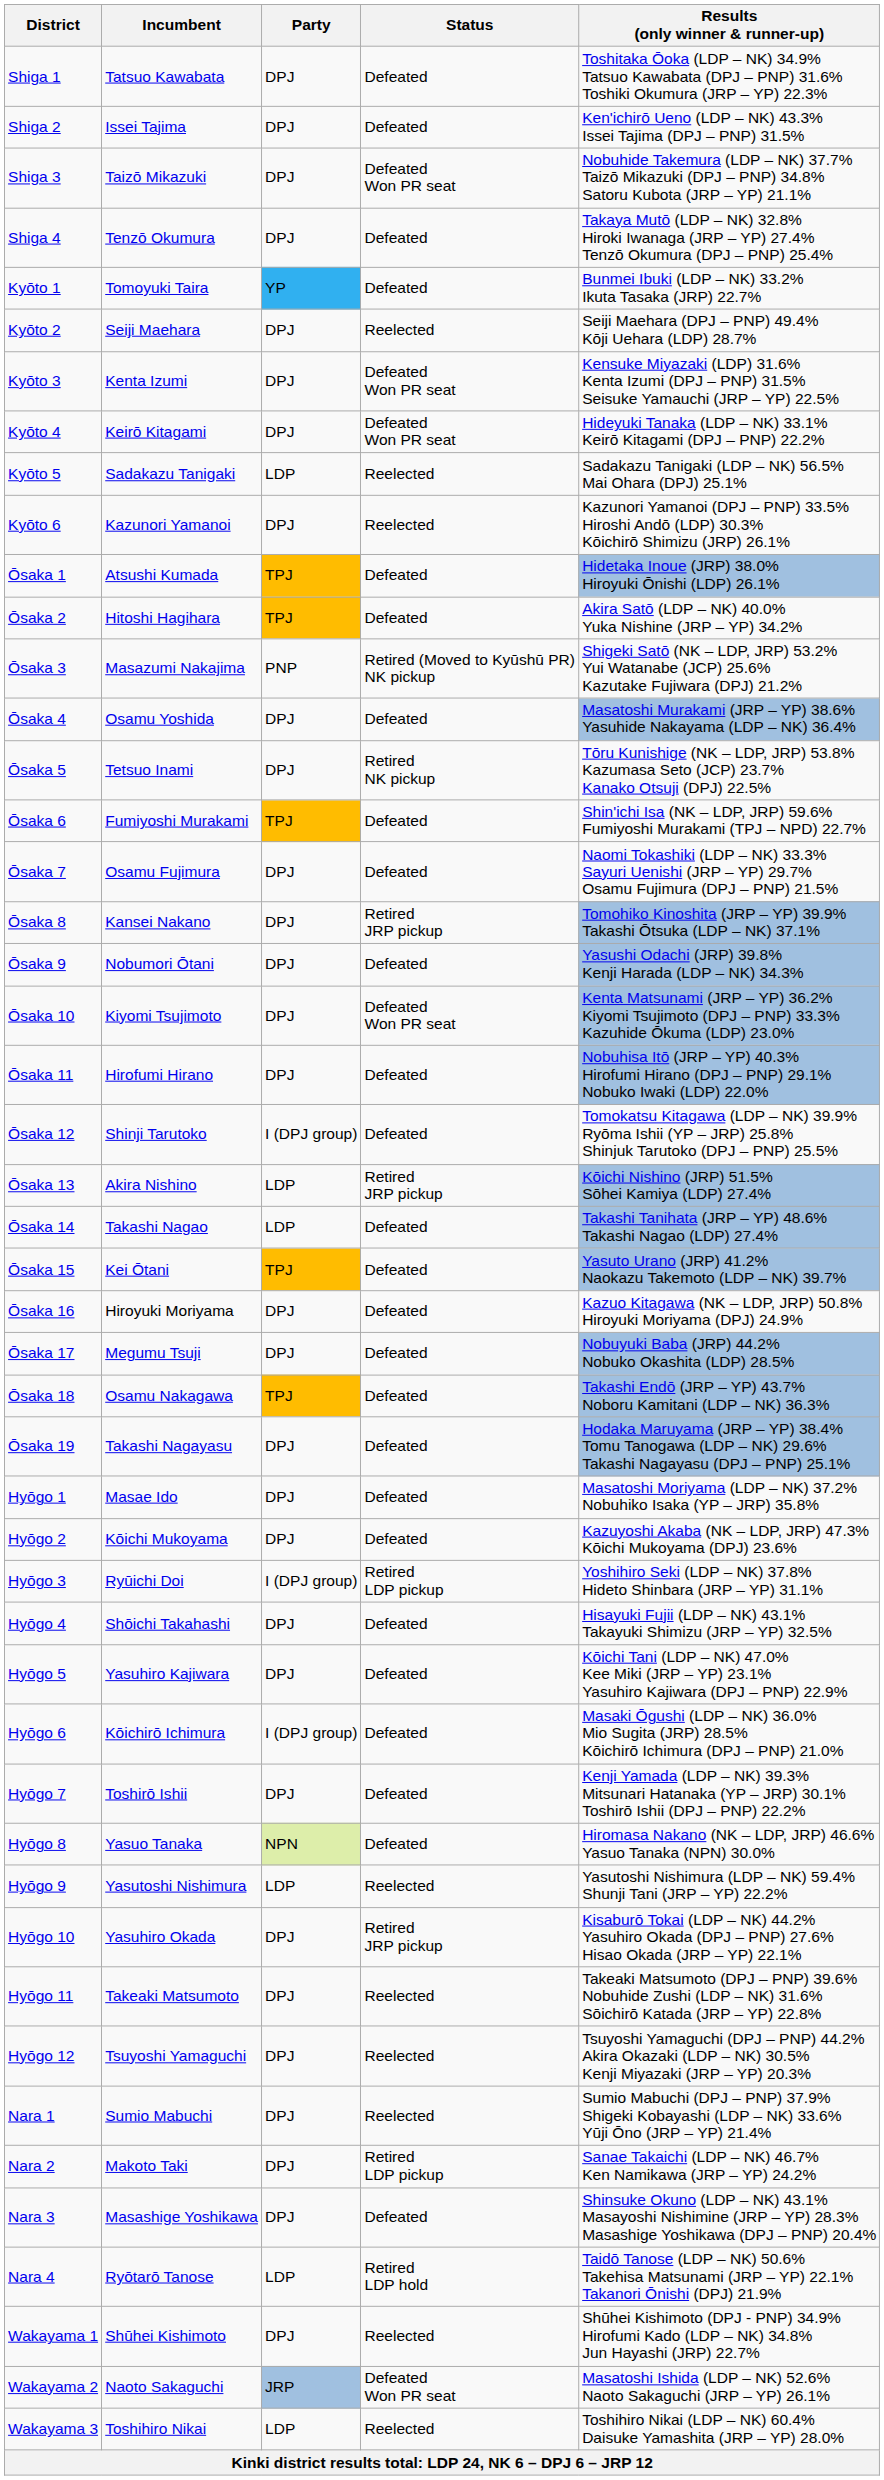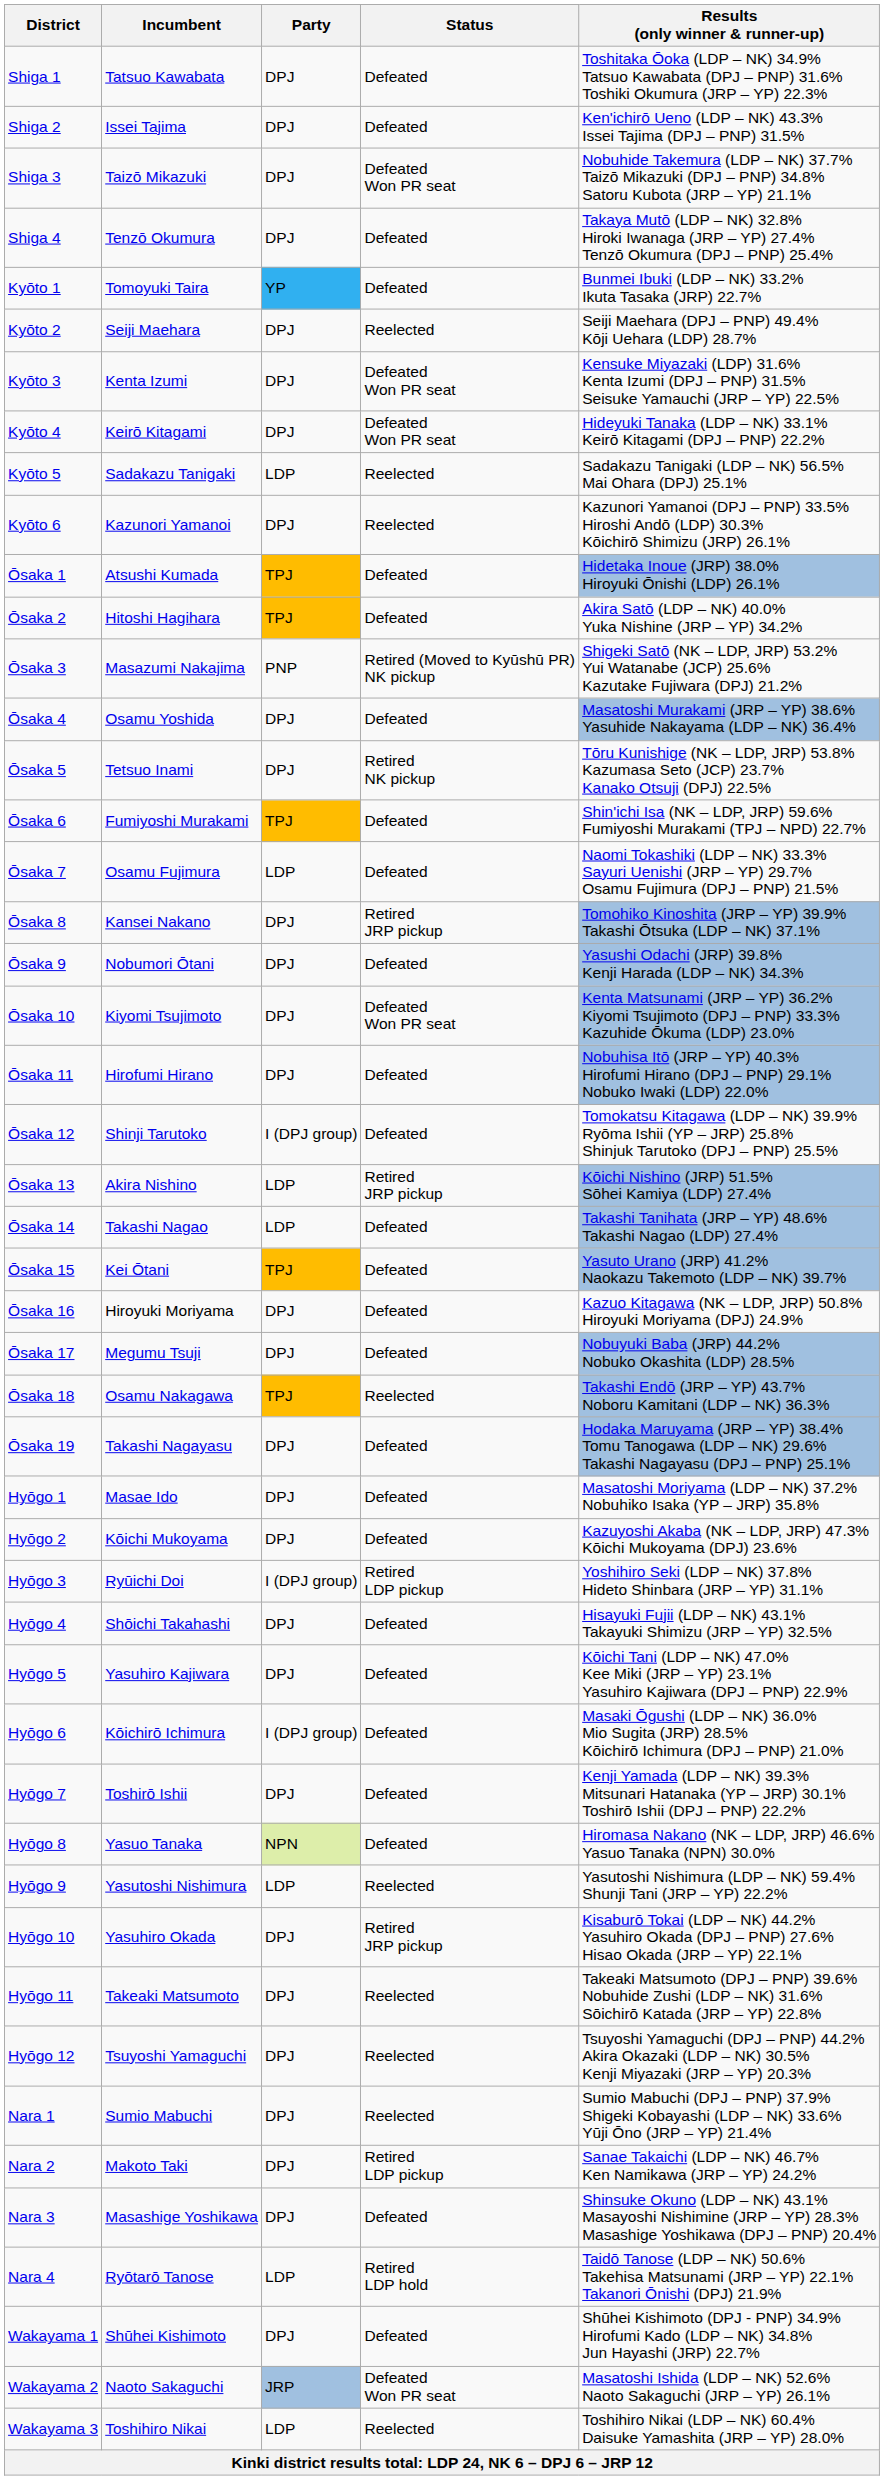(280, 871) DPJ -> (280, 871) LDP
(396, 1395) Defeated -> (399, 1395) Reelected
(399, 2336) Reelected -> (396, 2336) Defeated
